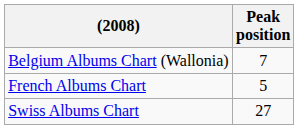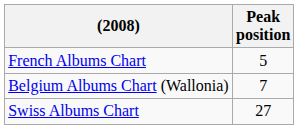rows swapped: (118, 60) <-> (77, 85)
